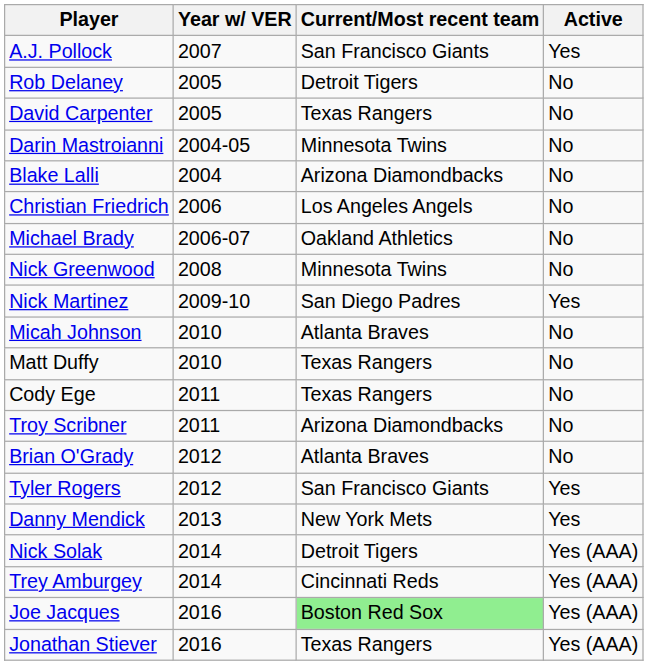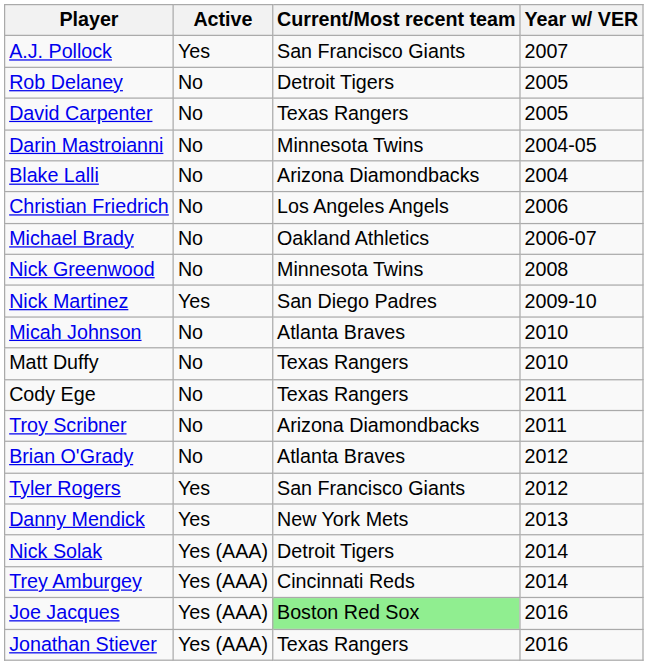columns swapped: (235, 20) <-> (593, 20)
